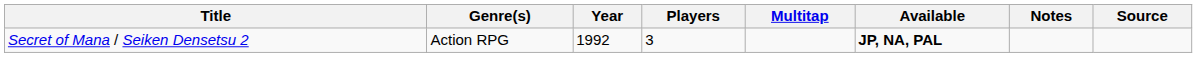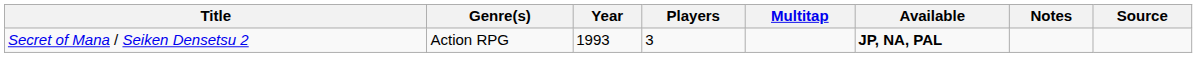(593, 40) 1992 -> (593, 40) 1993
